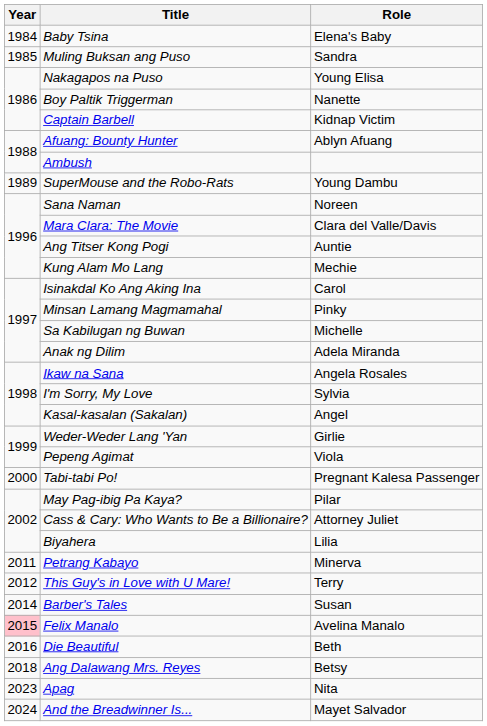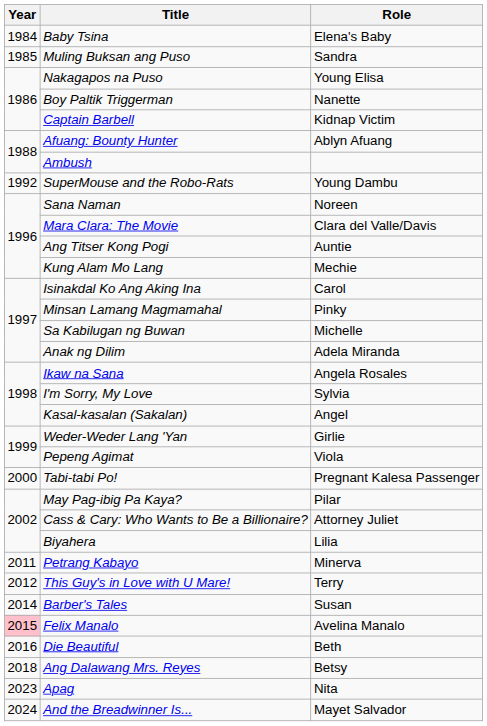(22, 183) 1989 -> (22, 183) 1992
